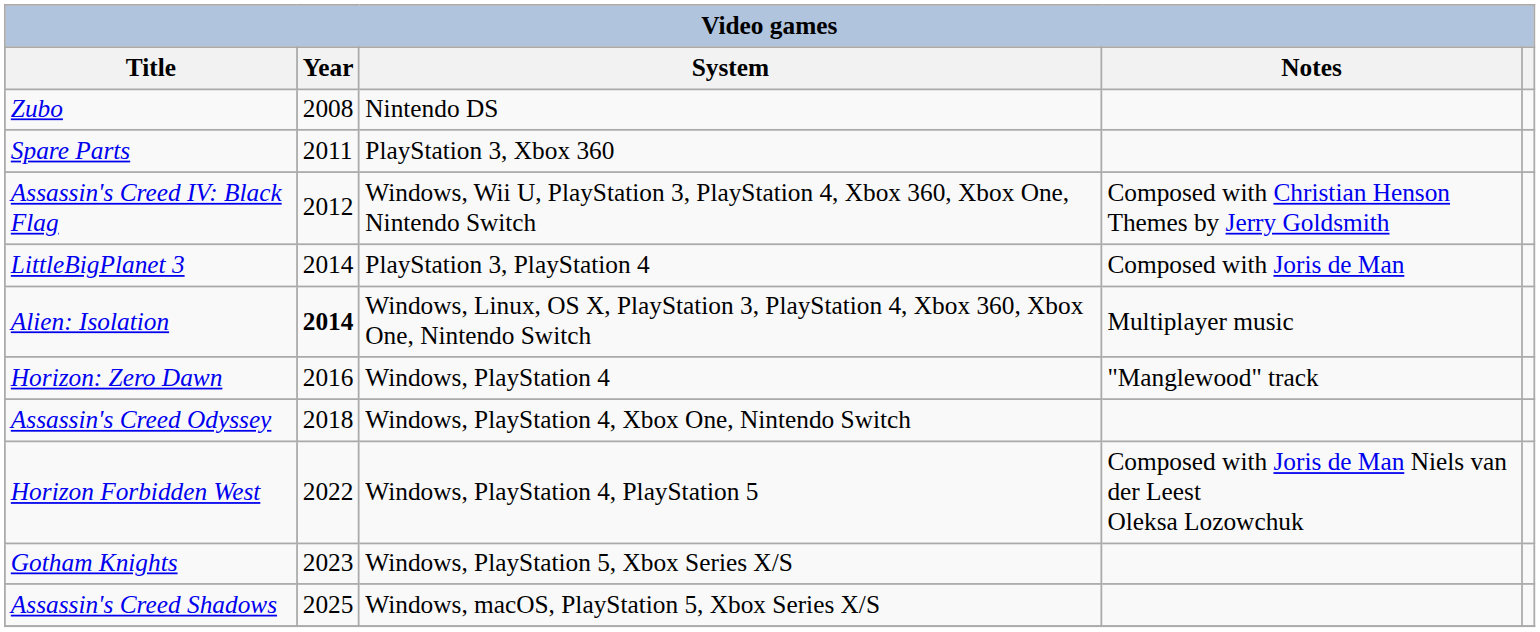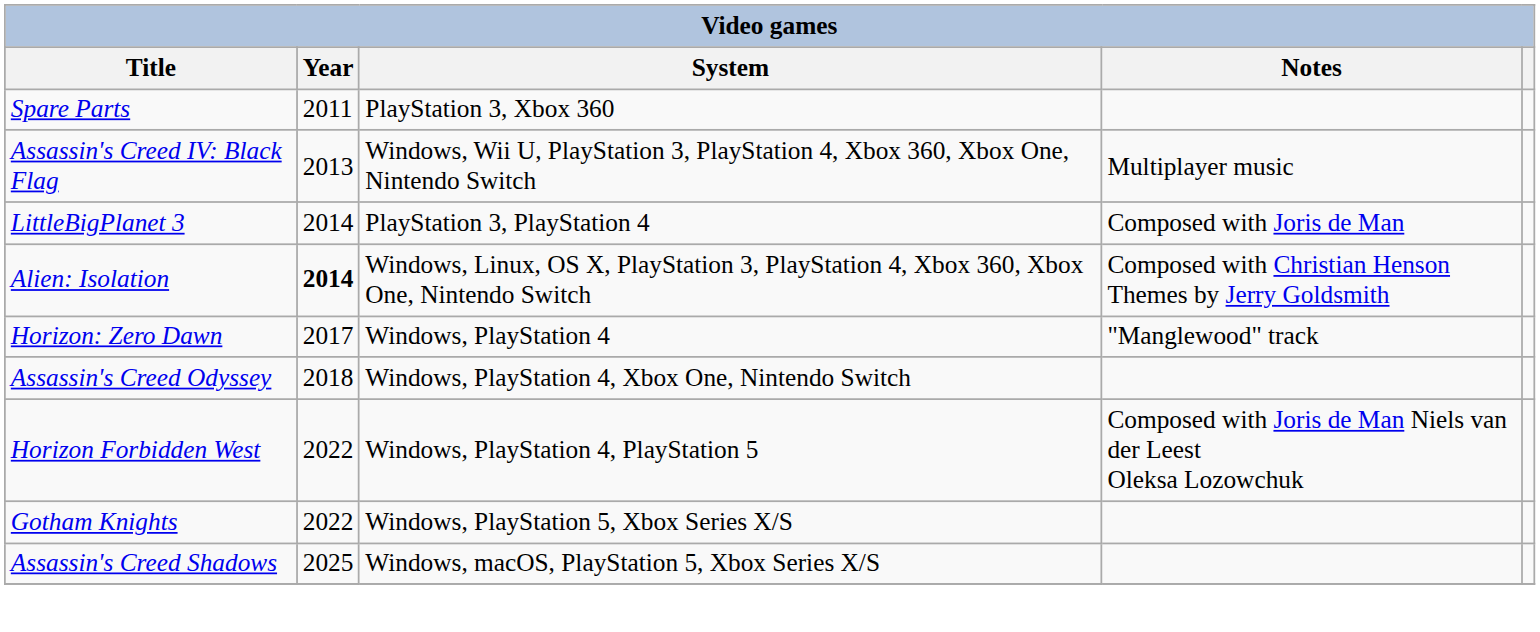- row: (37, 109)
(328, 207) 2012 -> (328, 166) 2013
(1279, 207) Composed with Christian Henson Themes by Jerry Goldsmith -> (1201, 166) Multiplayer music
(1201, 321) Multiplayer music -> (1279, 279) Composed with Christian Henson Themes by Jerry Goldsmith
(328, 378) 2016 -> (328, 336) 2017
(328, 563) 2023 -> (328, 521) 2022
